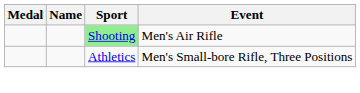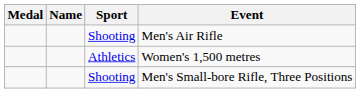(112, 35) lightgreen background -> (112, 35) no background
+ row: (201, 56)
(112, 56) Athletics -> (112, 77) Shooting
